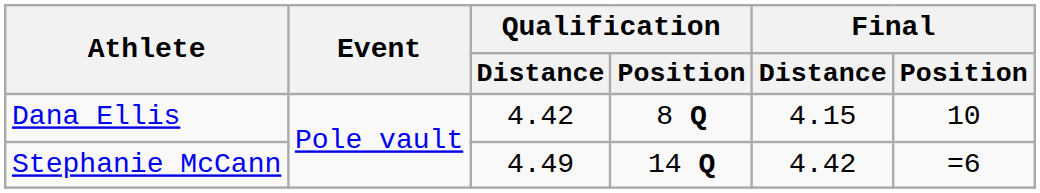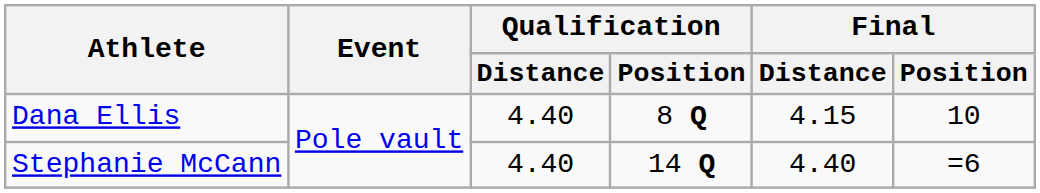(541, 118) 4.42 -> (541, 118) 4.40
(541, 165) 4.49 -> (541, 165) 4.40
(823, 165) 4.42 -> (823, 165) 4.40
